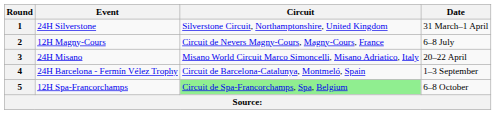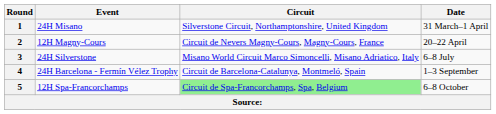(67, 26) 24H Silverstone -> (60, 26) 24H Misano
(439, 41) 6–8 July -> (445, 41) 20–22 April
(60, 56) 24H Misano -> (67, 56) 24H Silverstone
(445, 56) 20–22 April -> (439, 56) 6–8 July
